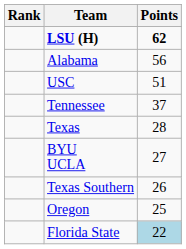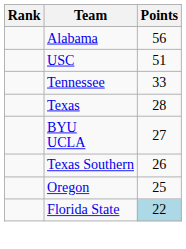- row: (73, 37)
(159, 104) 37 -> (159, 82) 33
